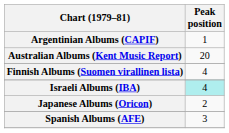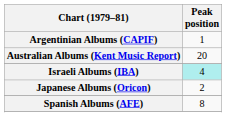- row: (95, 71)
(205, 119) 3 -> (202, 103) 8
